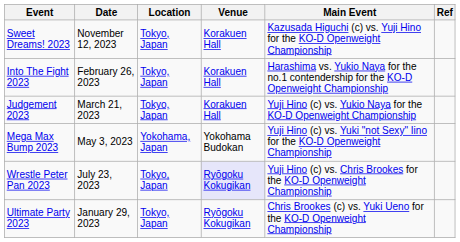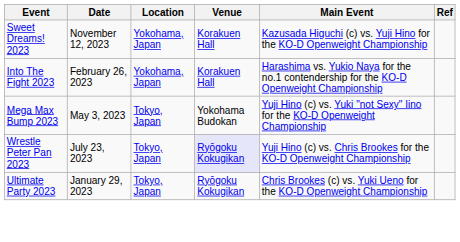(155, 39) Tokyo, Japan -> (159, 39) Yokohama, Japan
(155, 77) Tokyo, Japan -> (159, 77) Yokohama, Japan
- row: (32, 109)
(165, 142) Yokohama, Japan -> (148, 115) Tokyo, Japan
